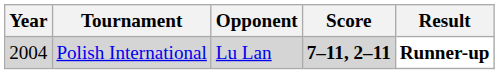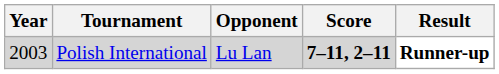(28, 52) 2004 -> (28, 52) 2003
